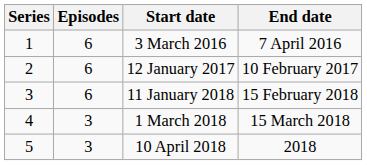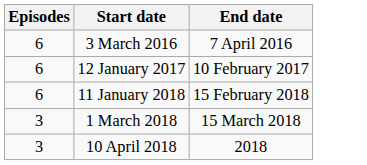- column: (29, 17)
